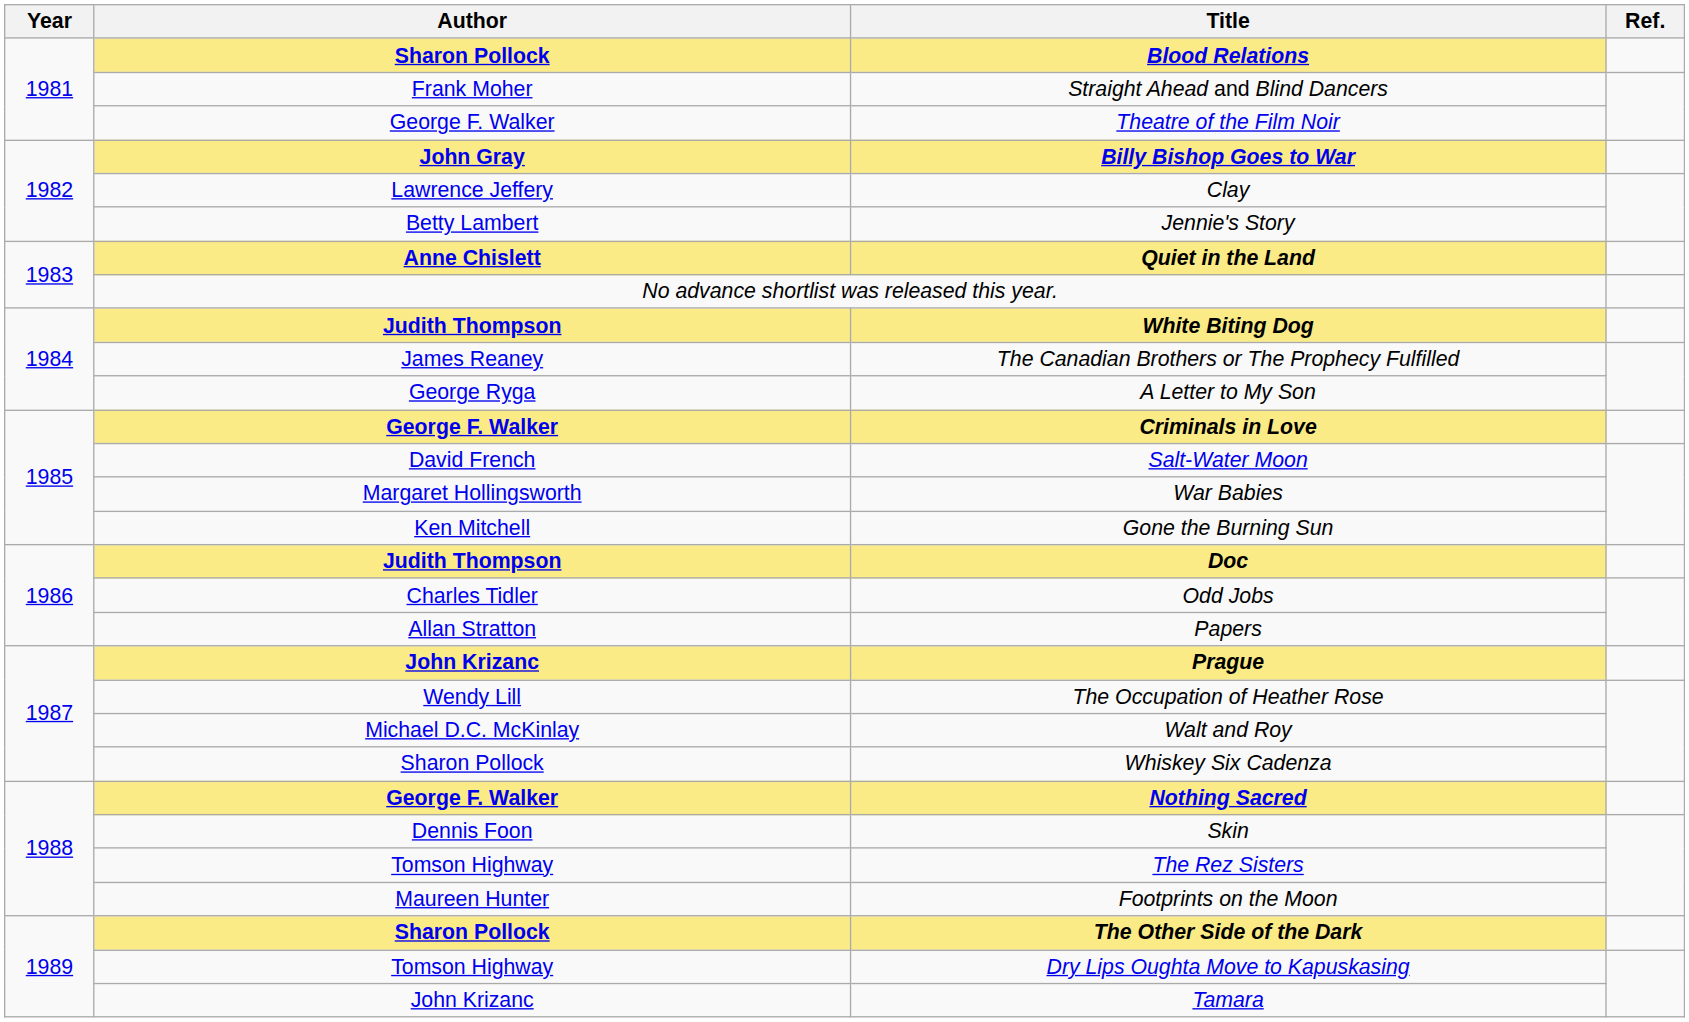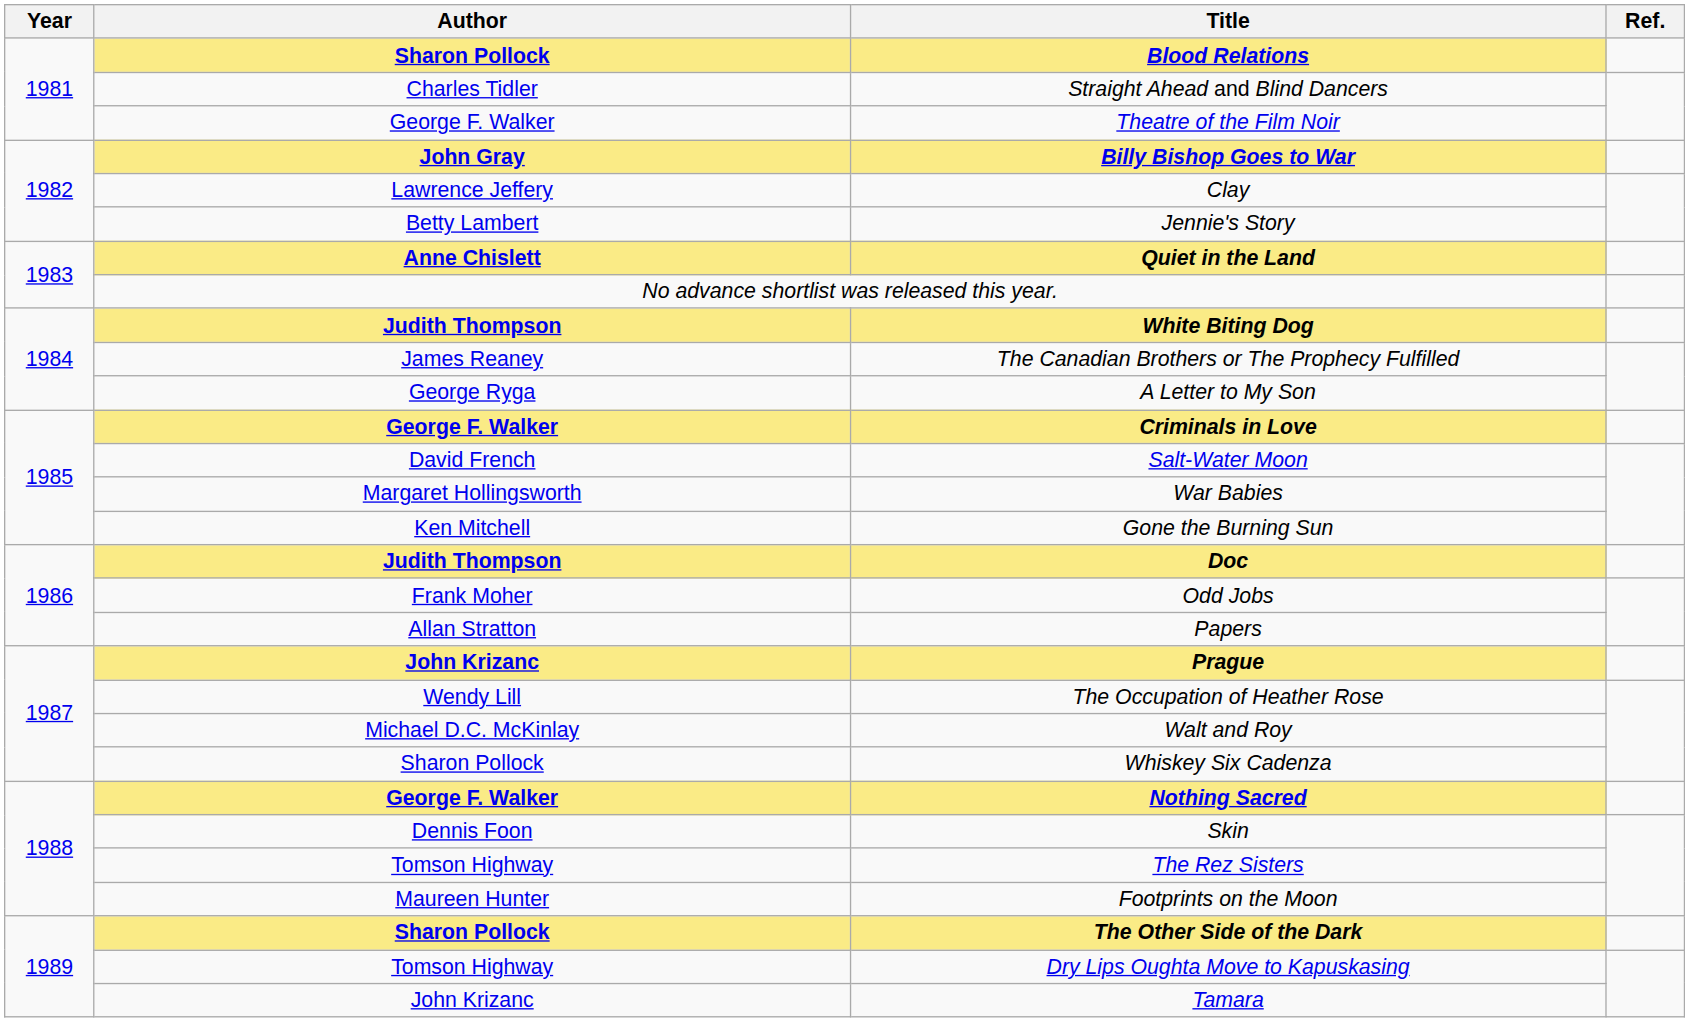(472, 88) Frank Moher -> (472, 88) Charles Tidler
(472, 595) Charles Tidler -> (472, 595) Frank Moher
